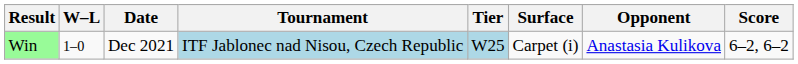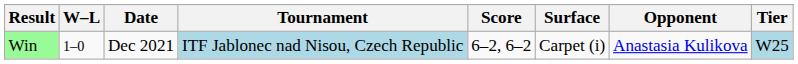columns swapped: (488, 18) <-> (759, 18)
